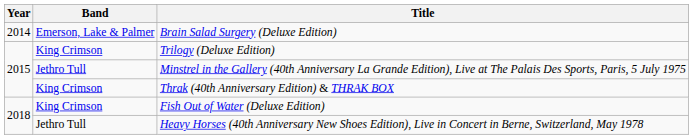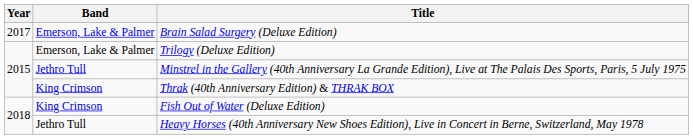(19, 32) 2014 -> (19, 32) 2017
(69, 50) King Crimson -> (95, 50) Emerson, Lake & Palmer
